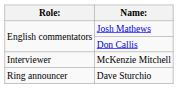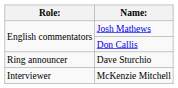rows swapped: (124, 75) <-> (134, 60)
